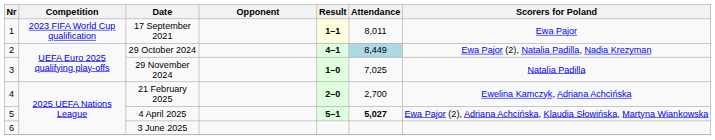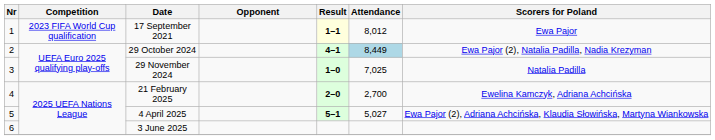(376, 31) 8,011 -> (376, 31) 8,012
(376, 114) bold -> (376, 114) normal
